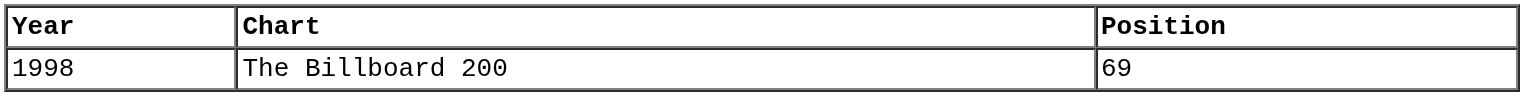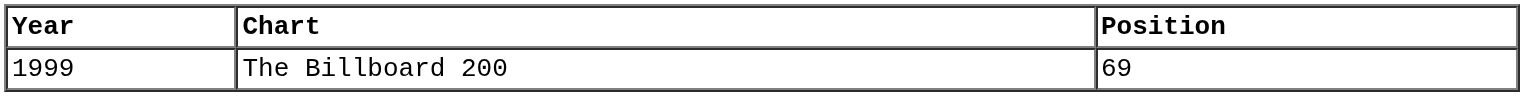(43, 69) 1998 -> (43, 69) 1999
